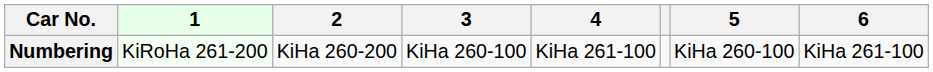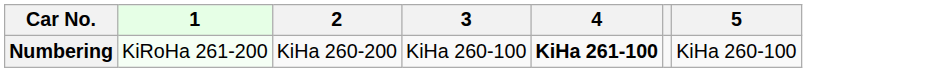- column: (864, 20)
(596, 51) normal -> (597, 51) bold
